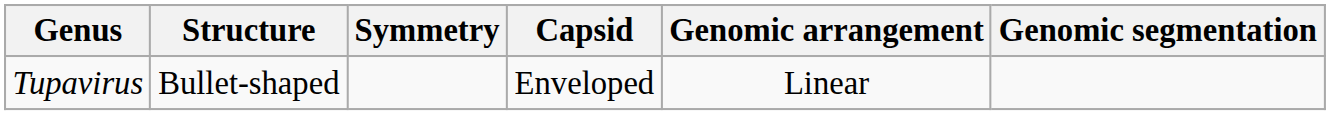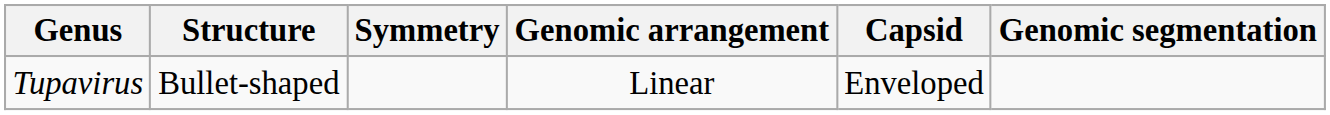columns swapped: (584, 30) <-> (827, 30)
